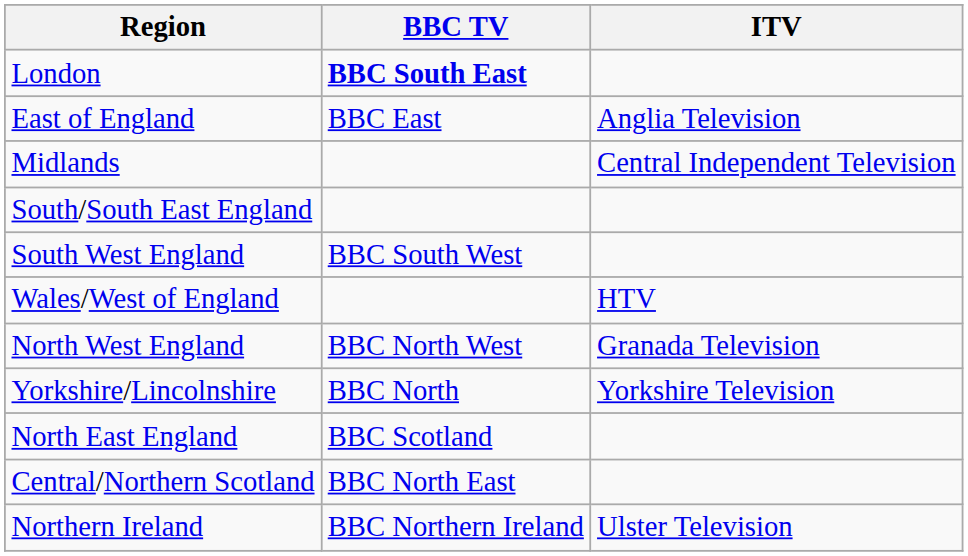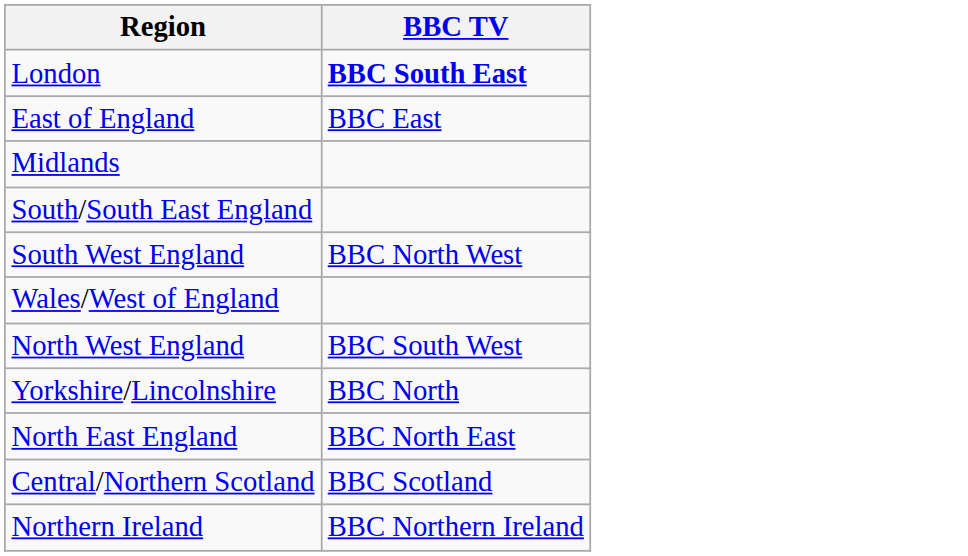- column: (776, 27)
(425, 254) BBC South West -> (425, 254) BBC North West
(425, 345) BBC North West -> (425, 345) BBC South West
(410, 436) BBC Scotland -> (422, 436) BBC North East
(422, 481) BBC North East -> (410, 481) BBC Scotland
